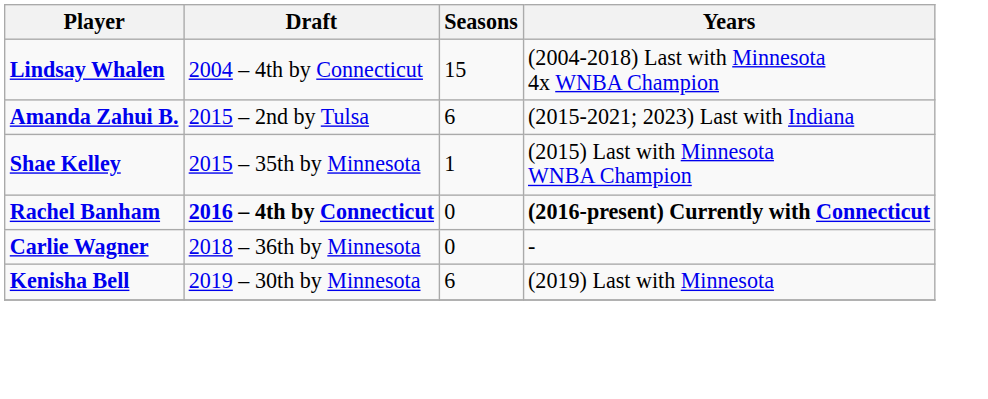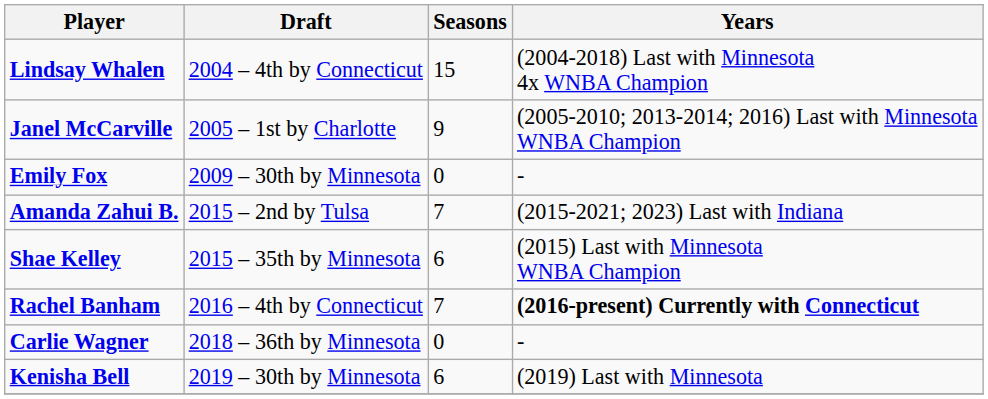+ row: (91, 129)
+ row: (59, 176)
(450, 116) 6 -> (439, 211) 7
(450, 164) 1 -> (439, 259) 6
(311, 211) bold -> (306, 306) normal
(450, 211) 0 -> (439, 306) 7
